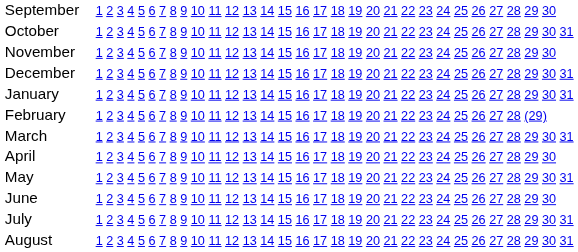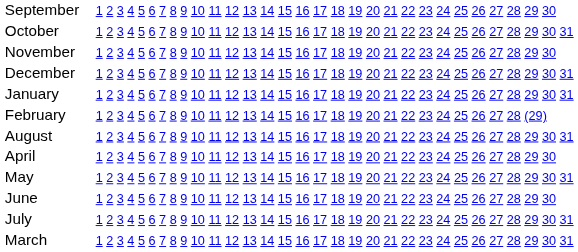rows swapped: (26, 135) <-> (29, 240)
